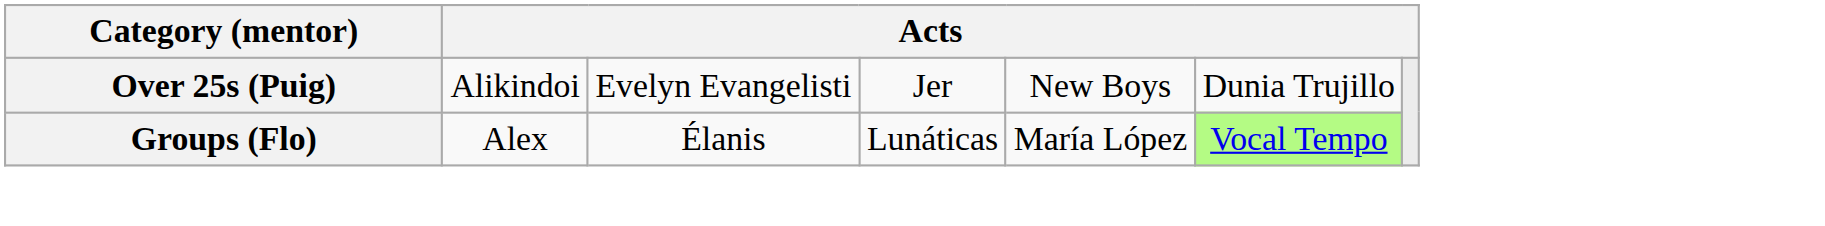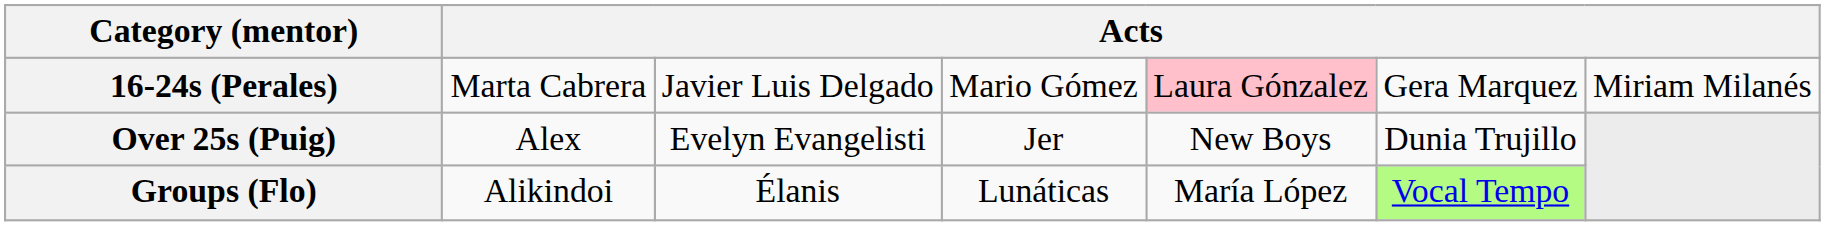+ row: (224, 84)
(515, 84) Alikindoi -> (548, 138) Alex
(515, 138) Alex -> (548, 191) Alikindoi
